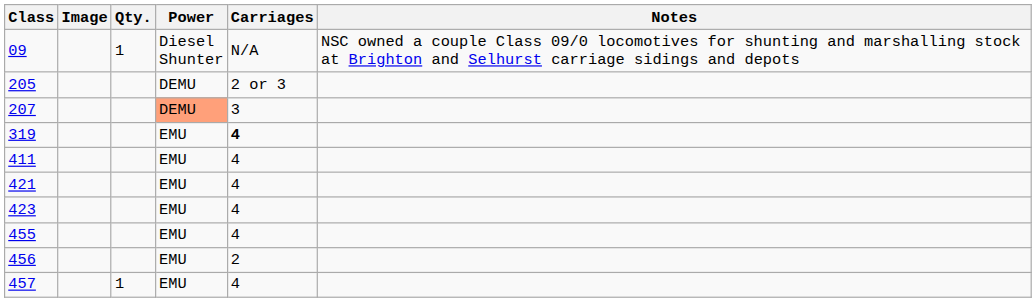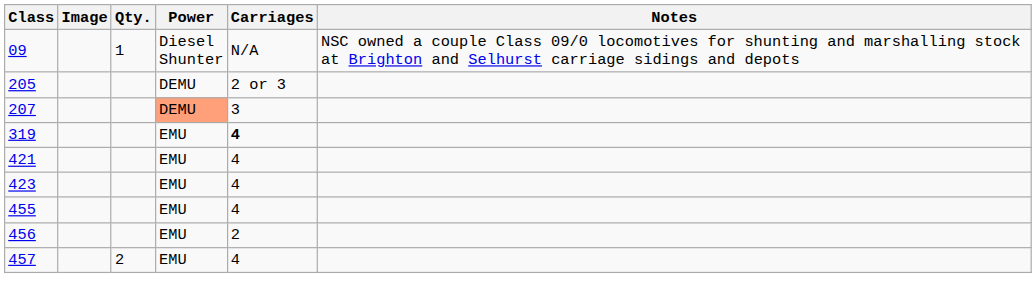- row: (22, 160)
(120, 285) 1 -> (120, 260) 2
